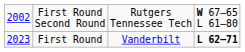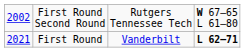(18, 39) 2023 -> (18, 39) 2021
